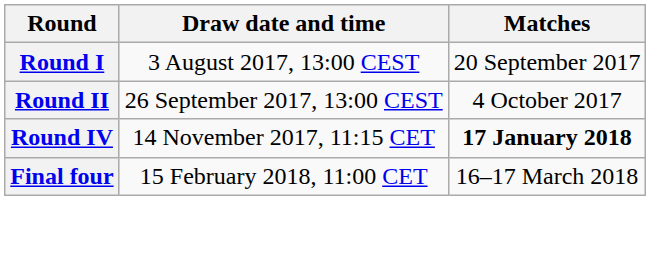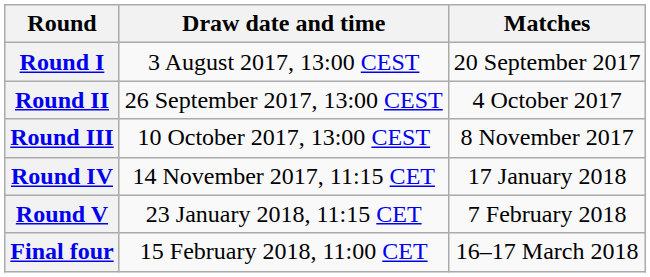+ row: (62, 137)
(547, 137) bold -> (547, 175) normal
+ row: (62, 213)
